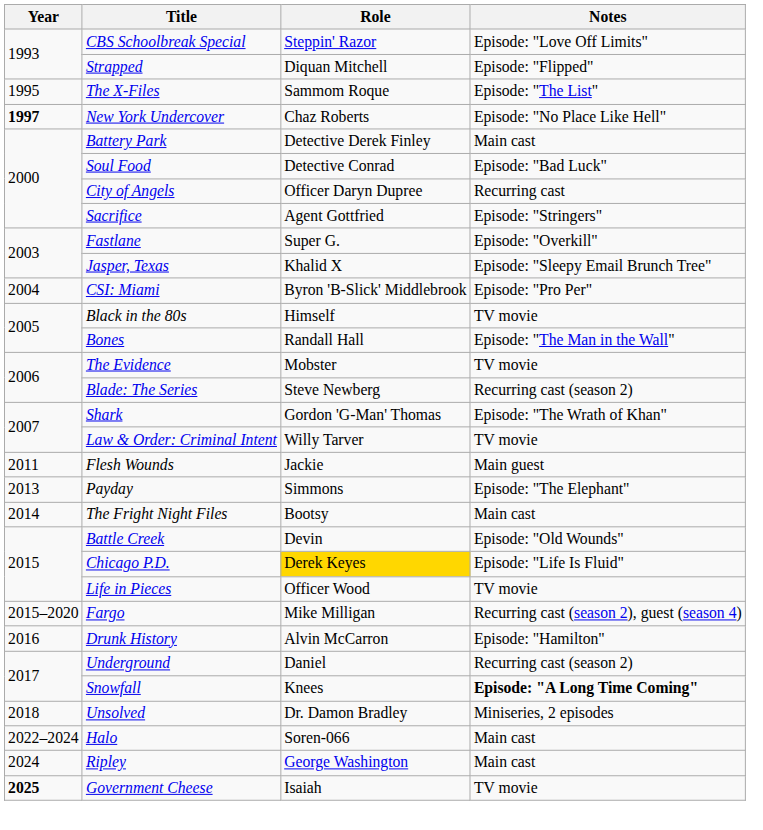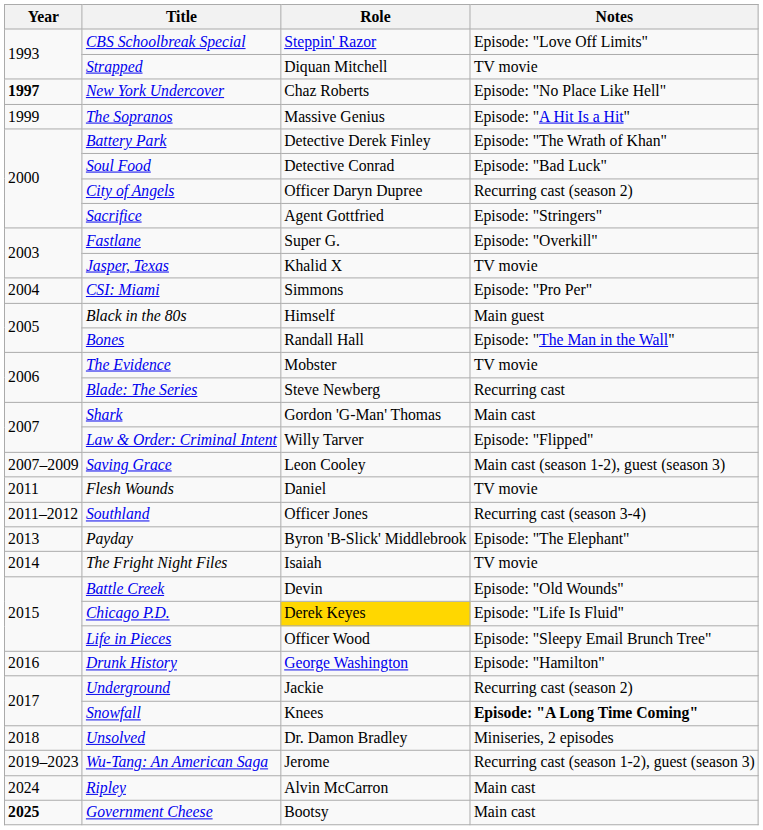(534, 66) Episode: "Flipped" -> (506, 66) TV movie
- row: (123, 91)
+ row: (129, 116)
(505, 141) Main cast -> (570, 141) Episode: "The Wrath of Khan"
(519, 191) Recurring cast -> (553, 191) Recurring cast (season 2)
(593, 265) Episode: "Sleepy Email Brunch Tree" -> (506, 265) TV movie
(375, 290) Byron 'B-Slick' Middlebrook -> (314, 290) Simmons
(506, 315) TV movie -> (509, 315) Main guest
(553, 389) Recurring cast (season 2) -> (519, 389) Recurring cast
(570, 414) Episode: "The Wrath of Khan" -> (505, 414) Main cast
(506, 439) TV movie -> (534, 439) Episode: "Flipped"
+ row: (129, 464)
(304, 464) Jackie -> (305, 489) Daniel
(509, 464) Main guest -> (506, 489) TV movie
+ row: (118, 514)
(314, 489) Simmons -> (375, 539) Byron 'B-Slick' Middlebrook
(306, 514) Bootsy -> (303, 564) Isaiah
(505, 514) Main cast -> (506, 564) TV movie
(506, 588) TV movie -> (593, 638) Episode: "Sleepy Email Brunch Tree"
- row: (105, 613)
(336, 638) Alvin McCarron -> (346, 663) George Washington
(305, 663) Daniel -> (304, 688) Jackie
+ row: (177, 762)
- row: (102, 738)
(346, 762) George Washington -> (336, 787) Alvin McCarron
(303, 787) Isaiah -> (306, 812) Bootsy
(506, 787) TV movie -> (505, 812) Main cast
